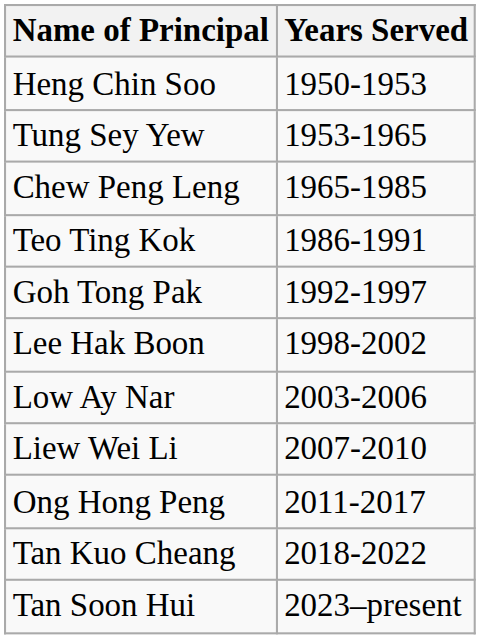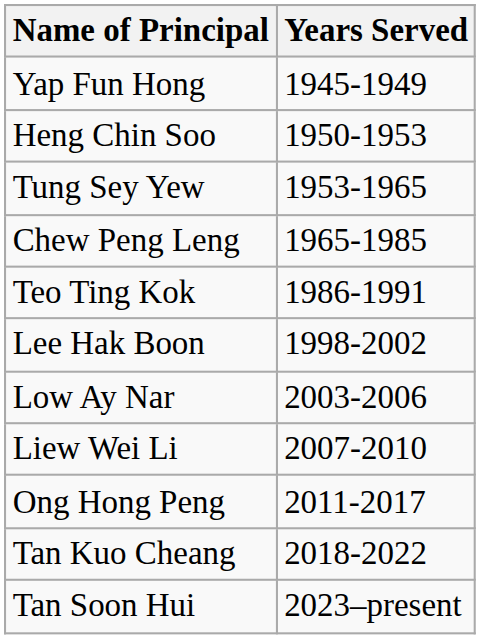+ row: (109, 82)
- row: (107, 291)
